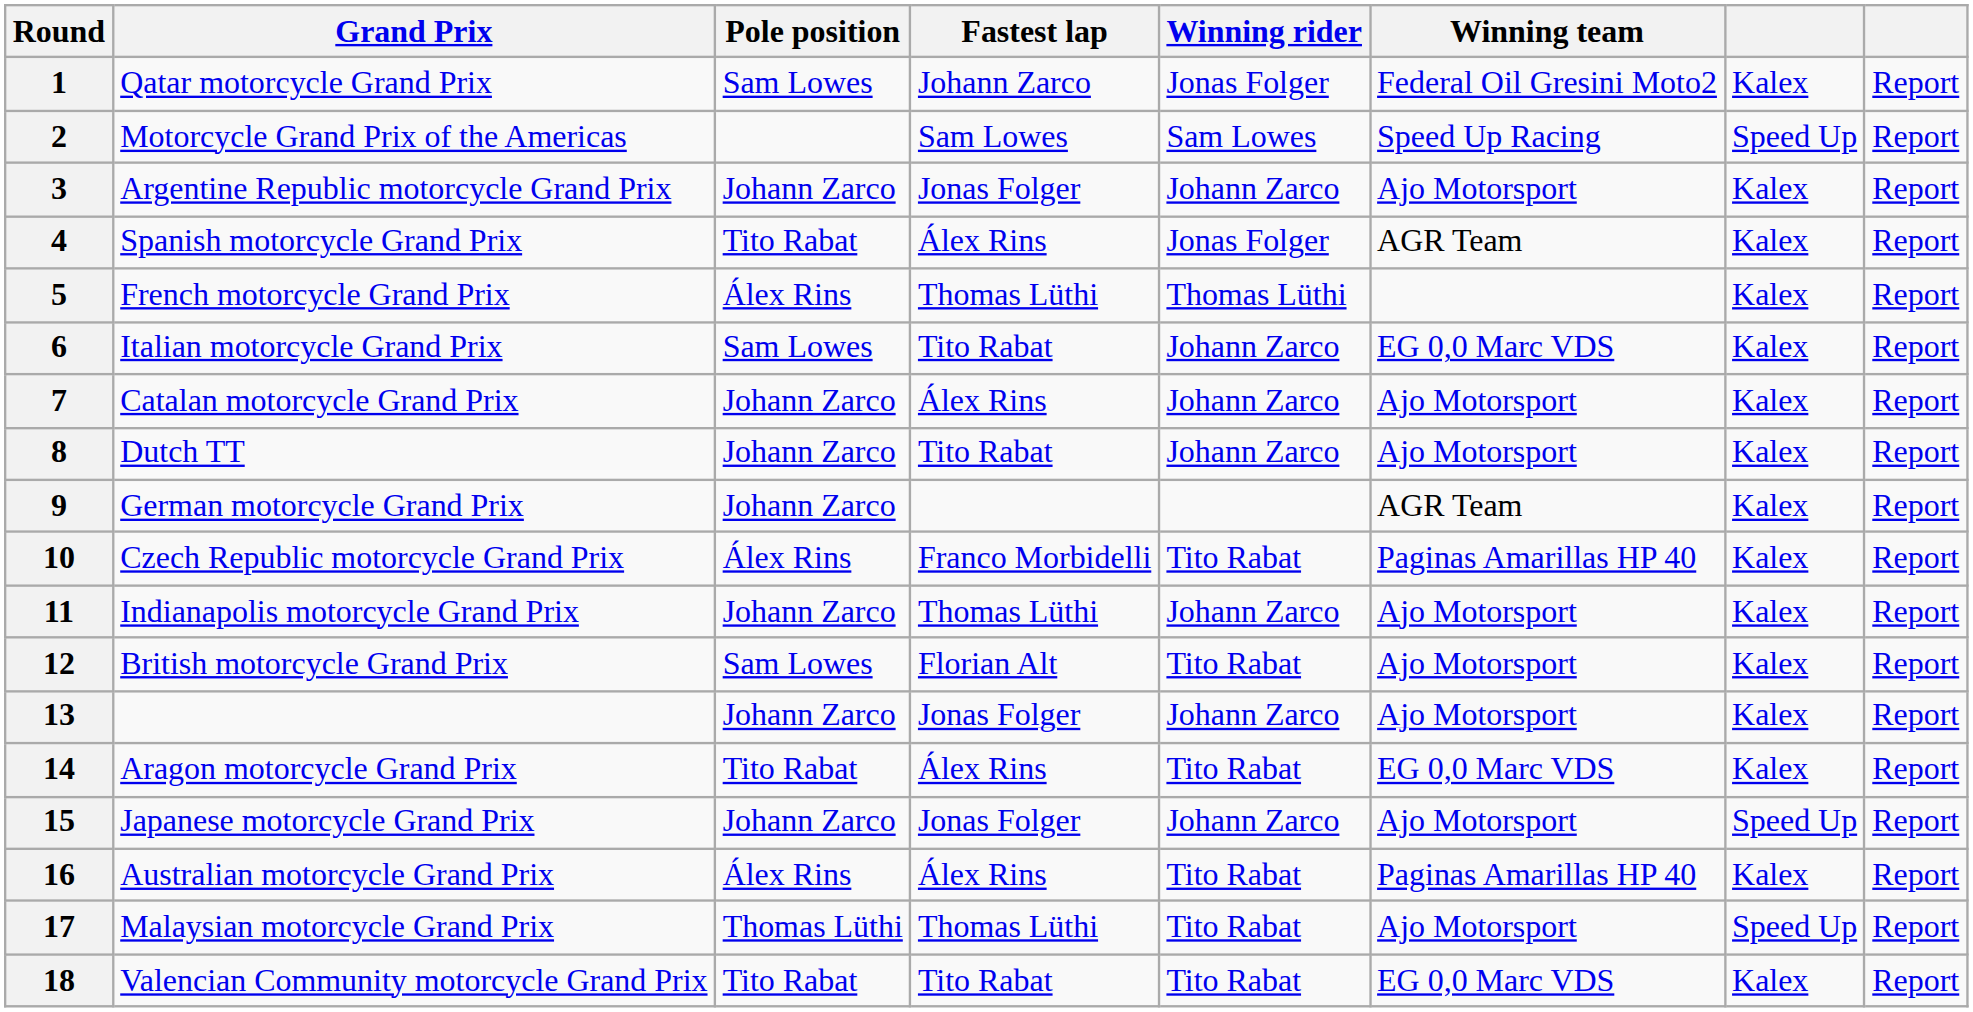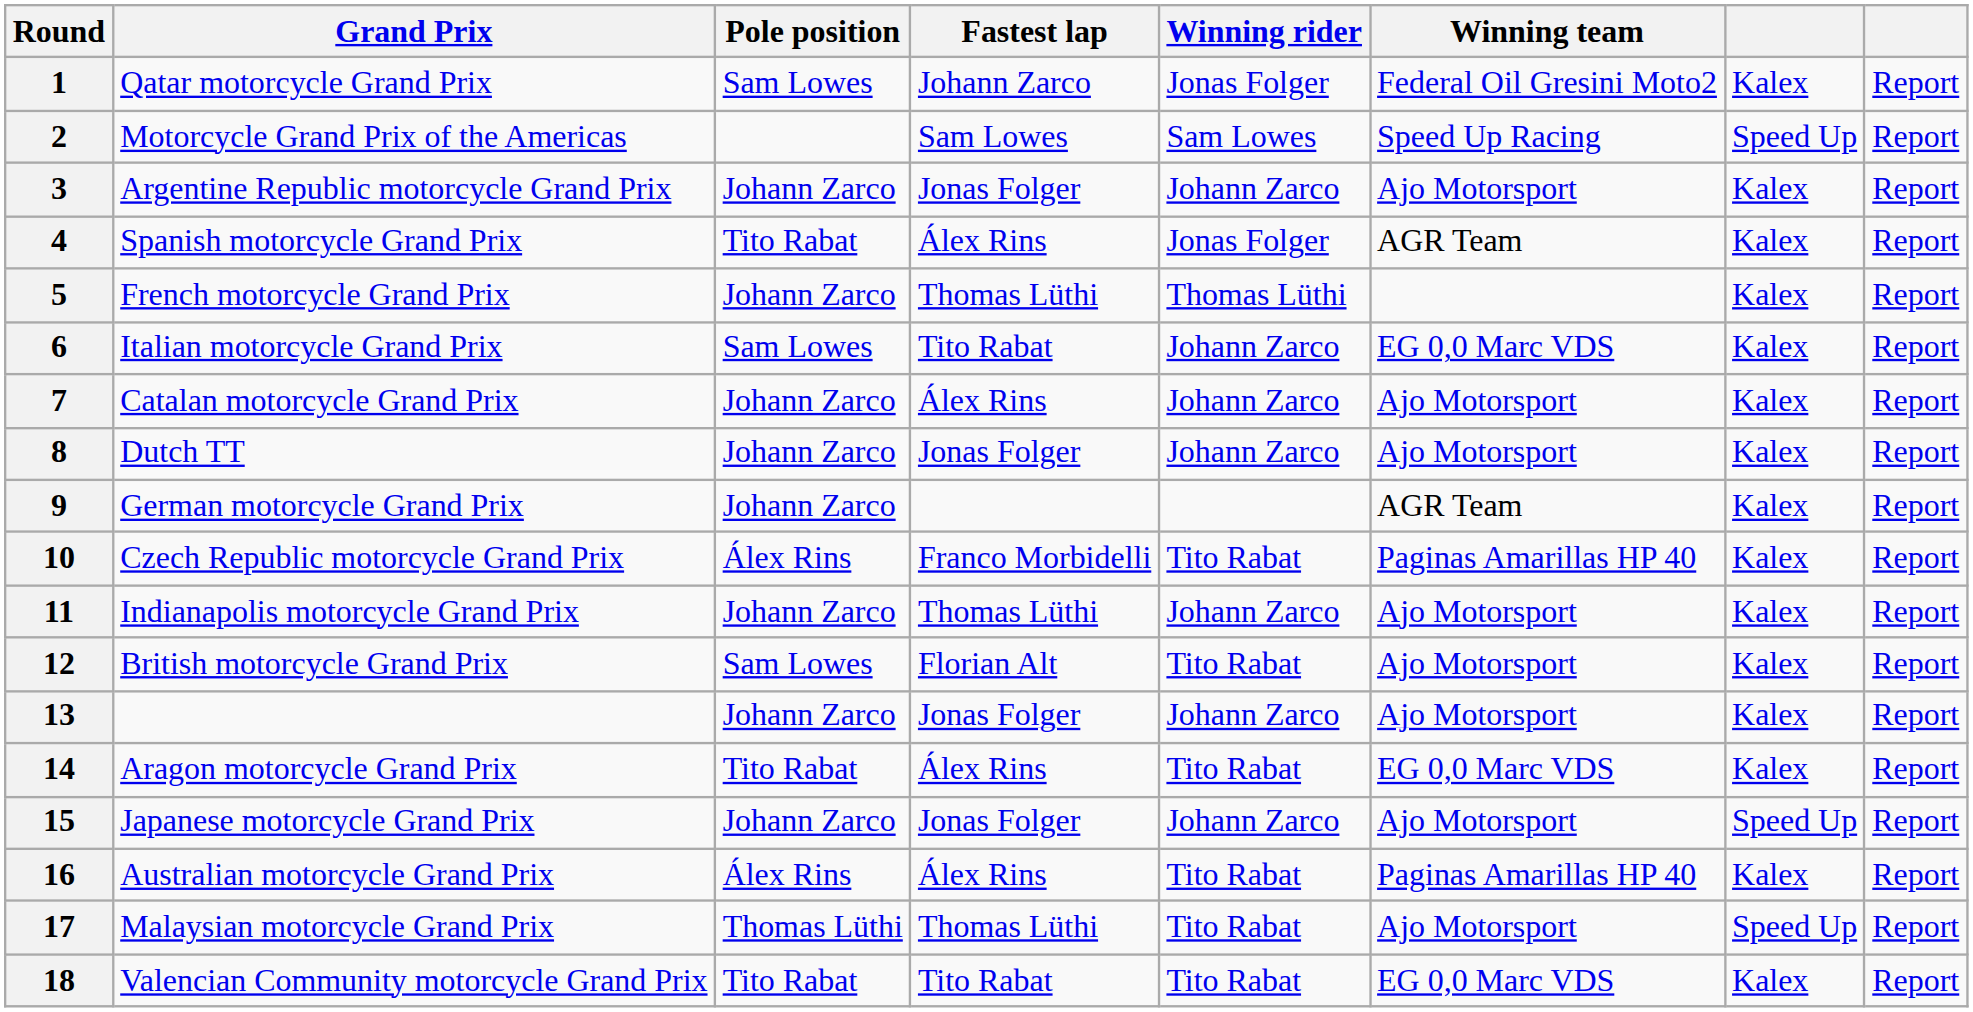(787, 294) Álex Rins -> (809, 294) Johann Zarco
(985, 452) Tito Rabat -> (999, 452) Jonas Folger
